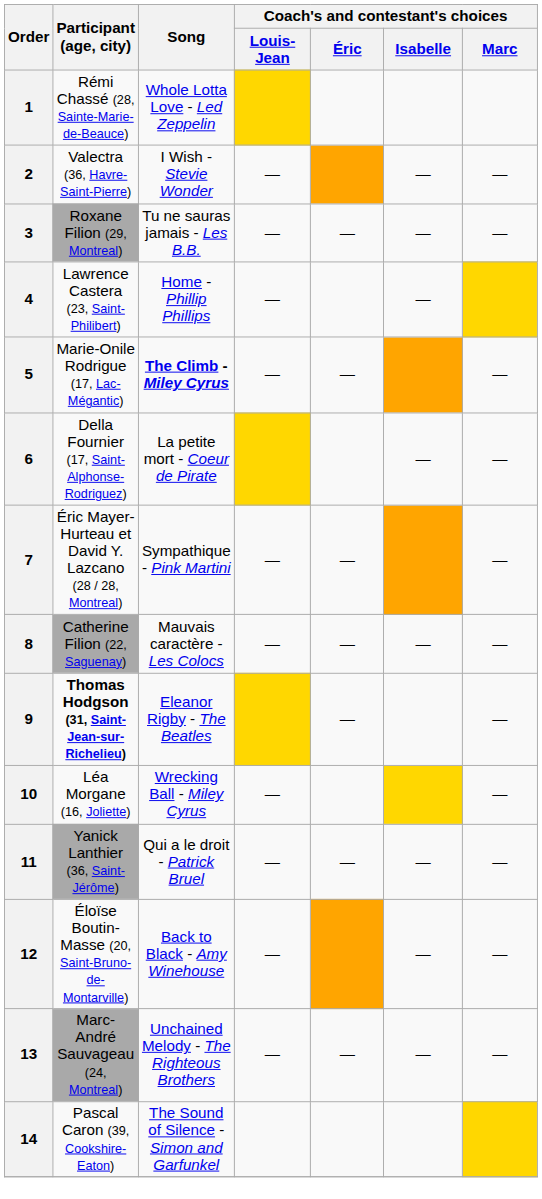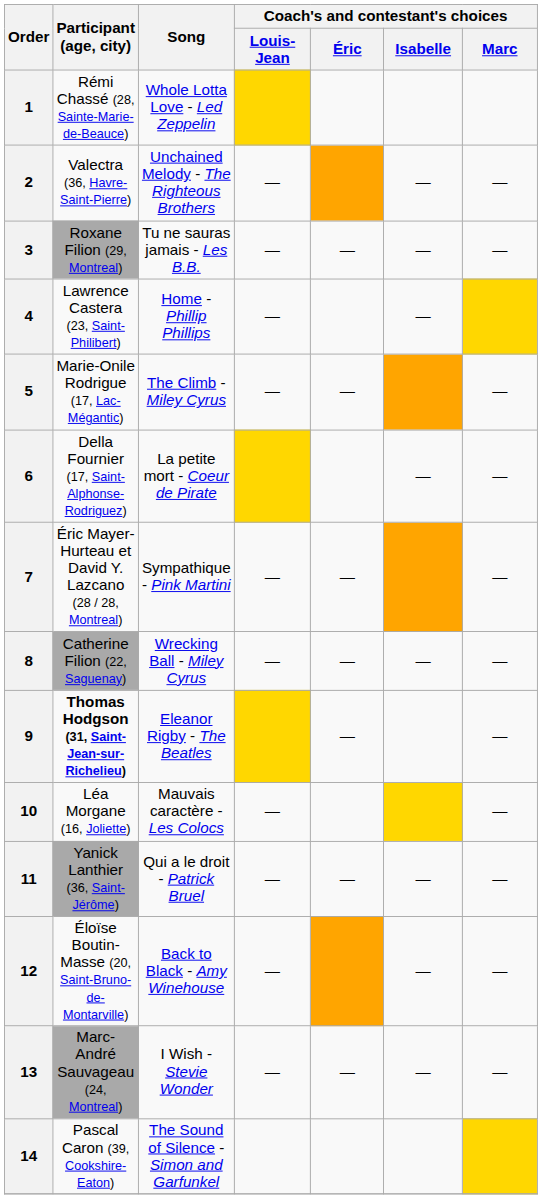(186, 174) I Wish - Stevie Wonder -> (186, 182) Unchained Melody - The Righteous Brothers
(186, 374) bold -> (186, 392) normal
(186, 643) Mauvais caractère - Les Colocs -> (186, 661) Wrecking Ball - Miley Cyrus
(186, 794) Wrecking Ball - Miley Cyrus -> (186, 811) Mauvais caractère - Les Colocs
(186, 1055) Unchained Melody - The Righteous Brothers -> (186, 1072) I Wish - Stevie Wonder
